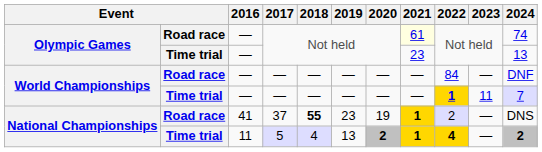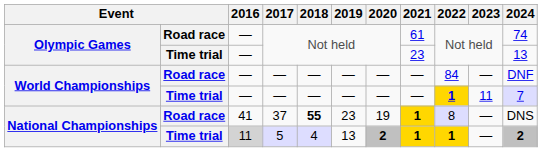(417, 34) lightyellow background -> (417, 34) no background
(452, 116) 2 -> (452, 116) 8
(245, 136) no background -> (245, 136) lightgrey background
(452, 136) 4 -> (452, 136) 1
